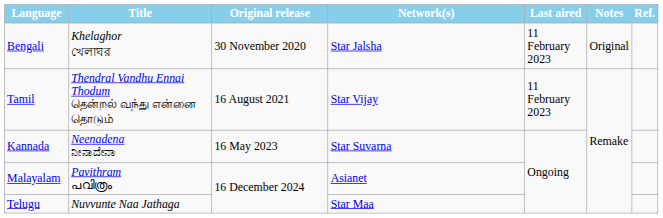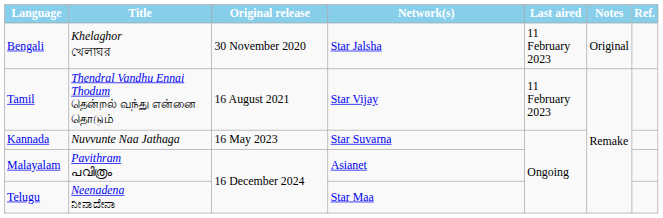(98, 146) Neenadena ನೀನಾದೇನಾ -> (125, 139) Nuvvunte Naa Jathaga
(125, 203) Nuvvunte Naa Jathaga -> (98, 197) Neenadena ನೀನಾದೇನಾ
